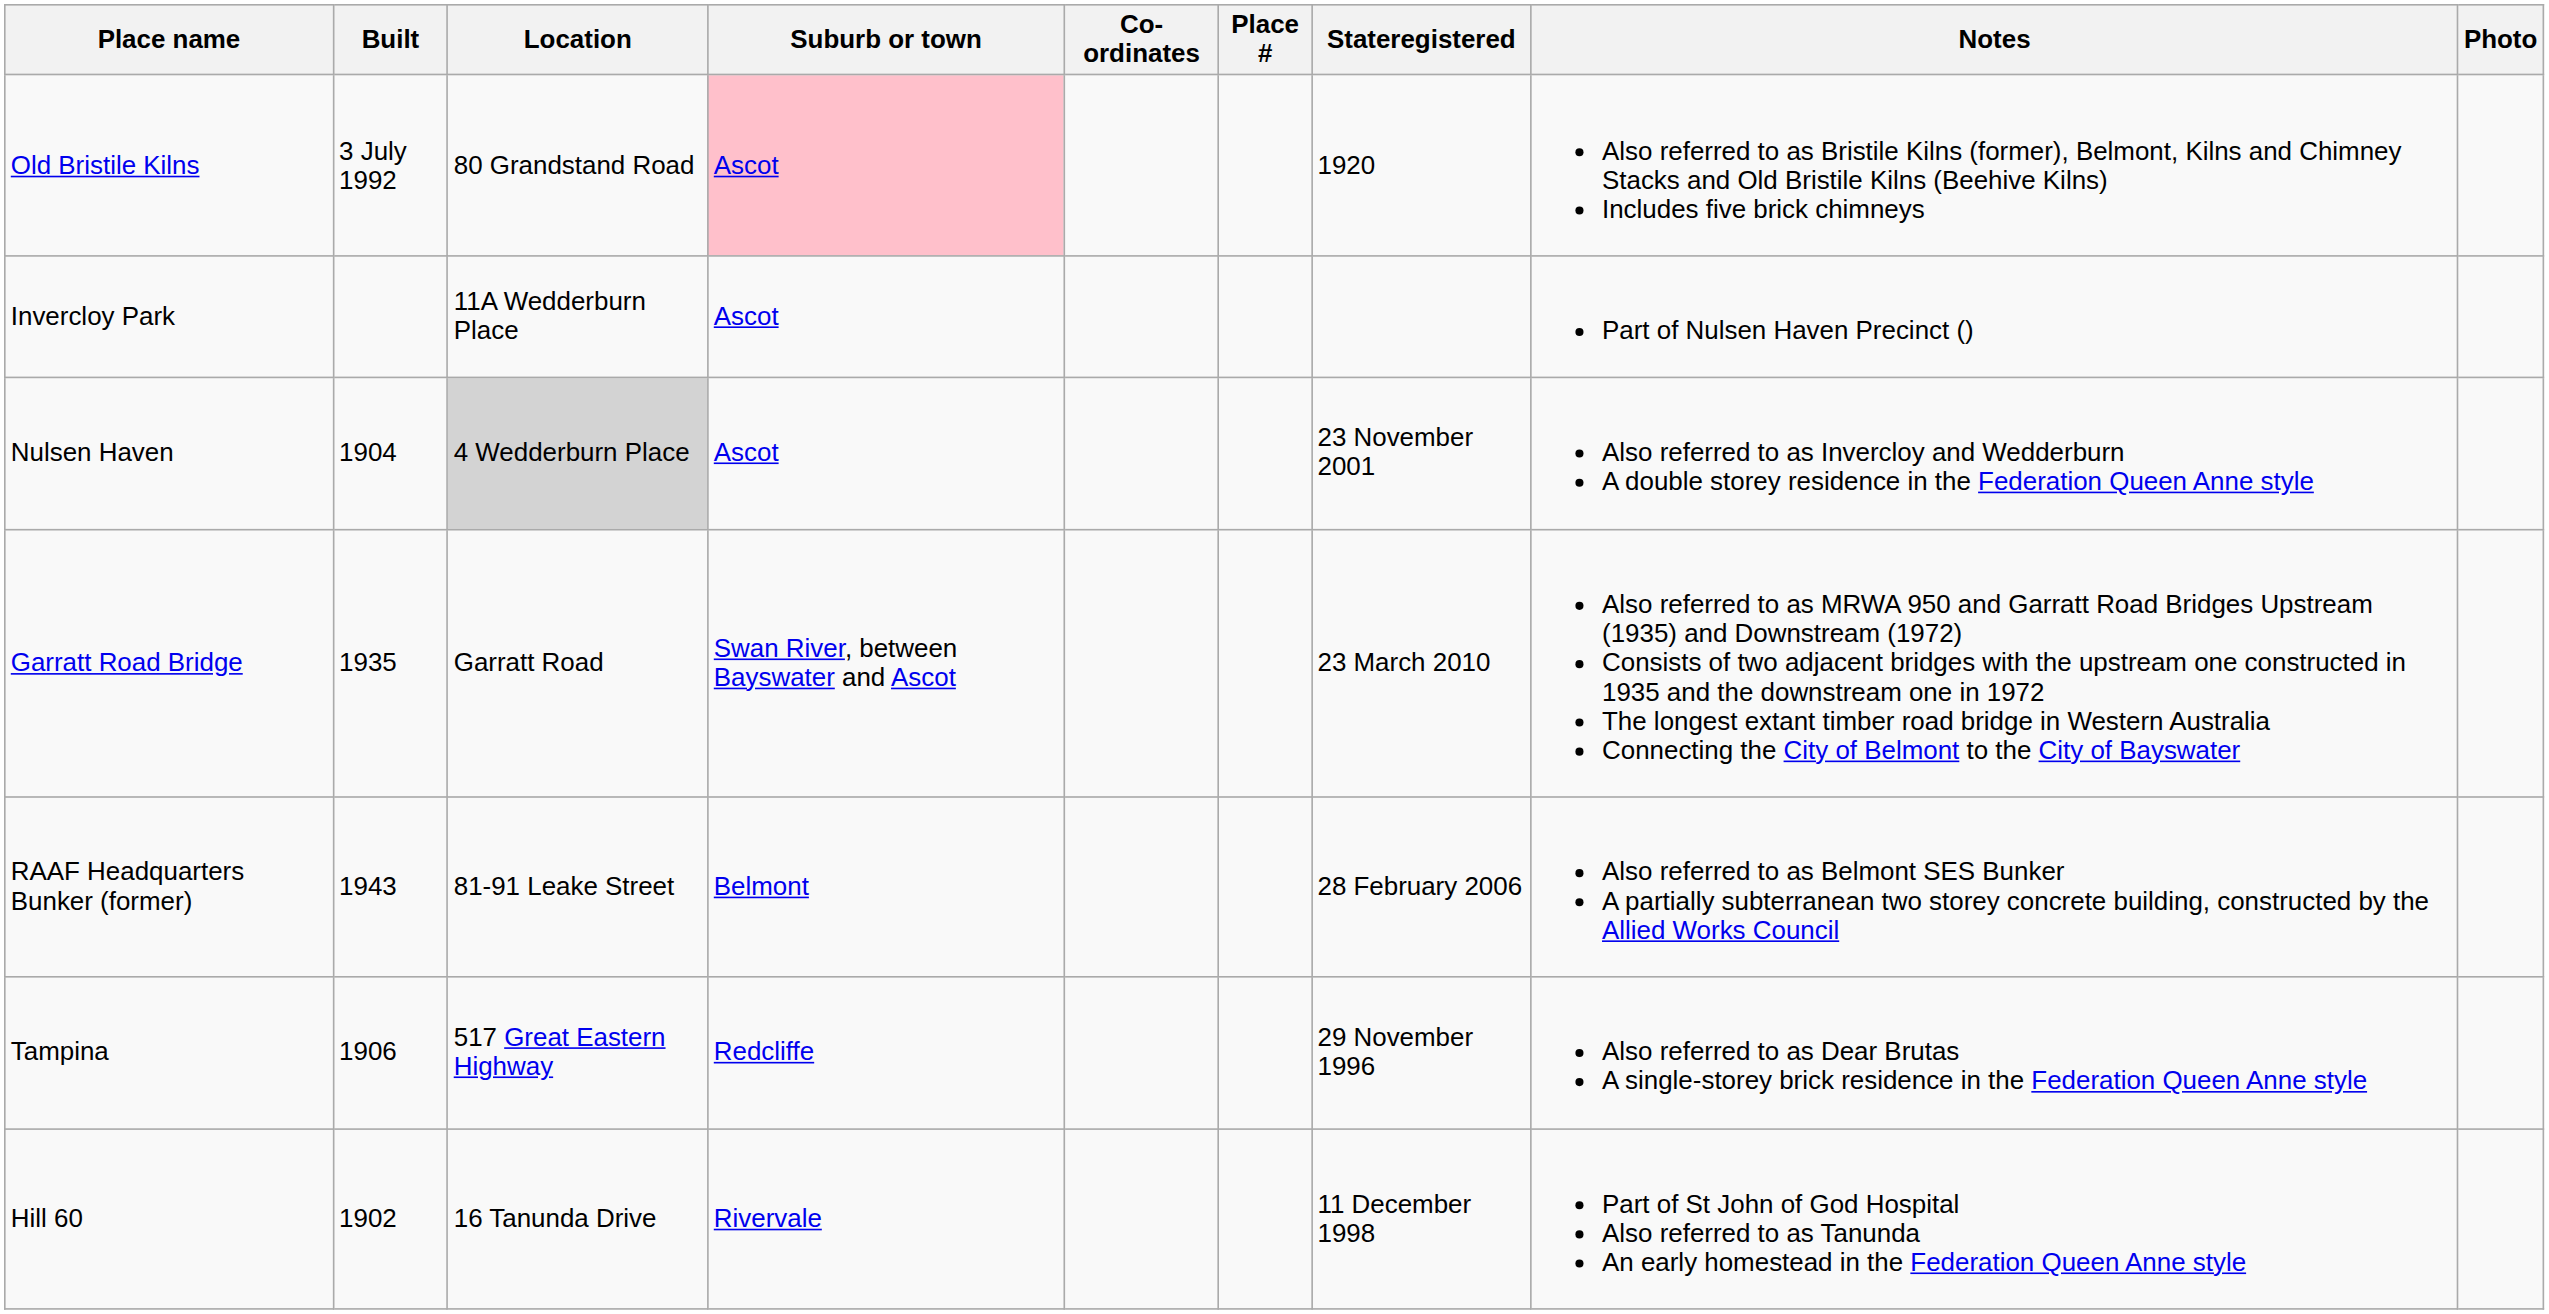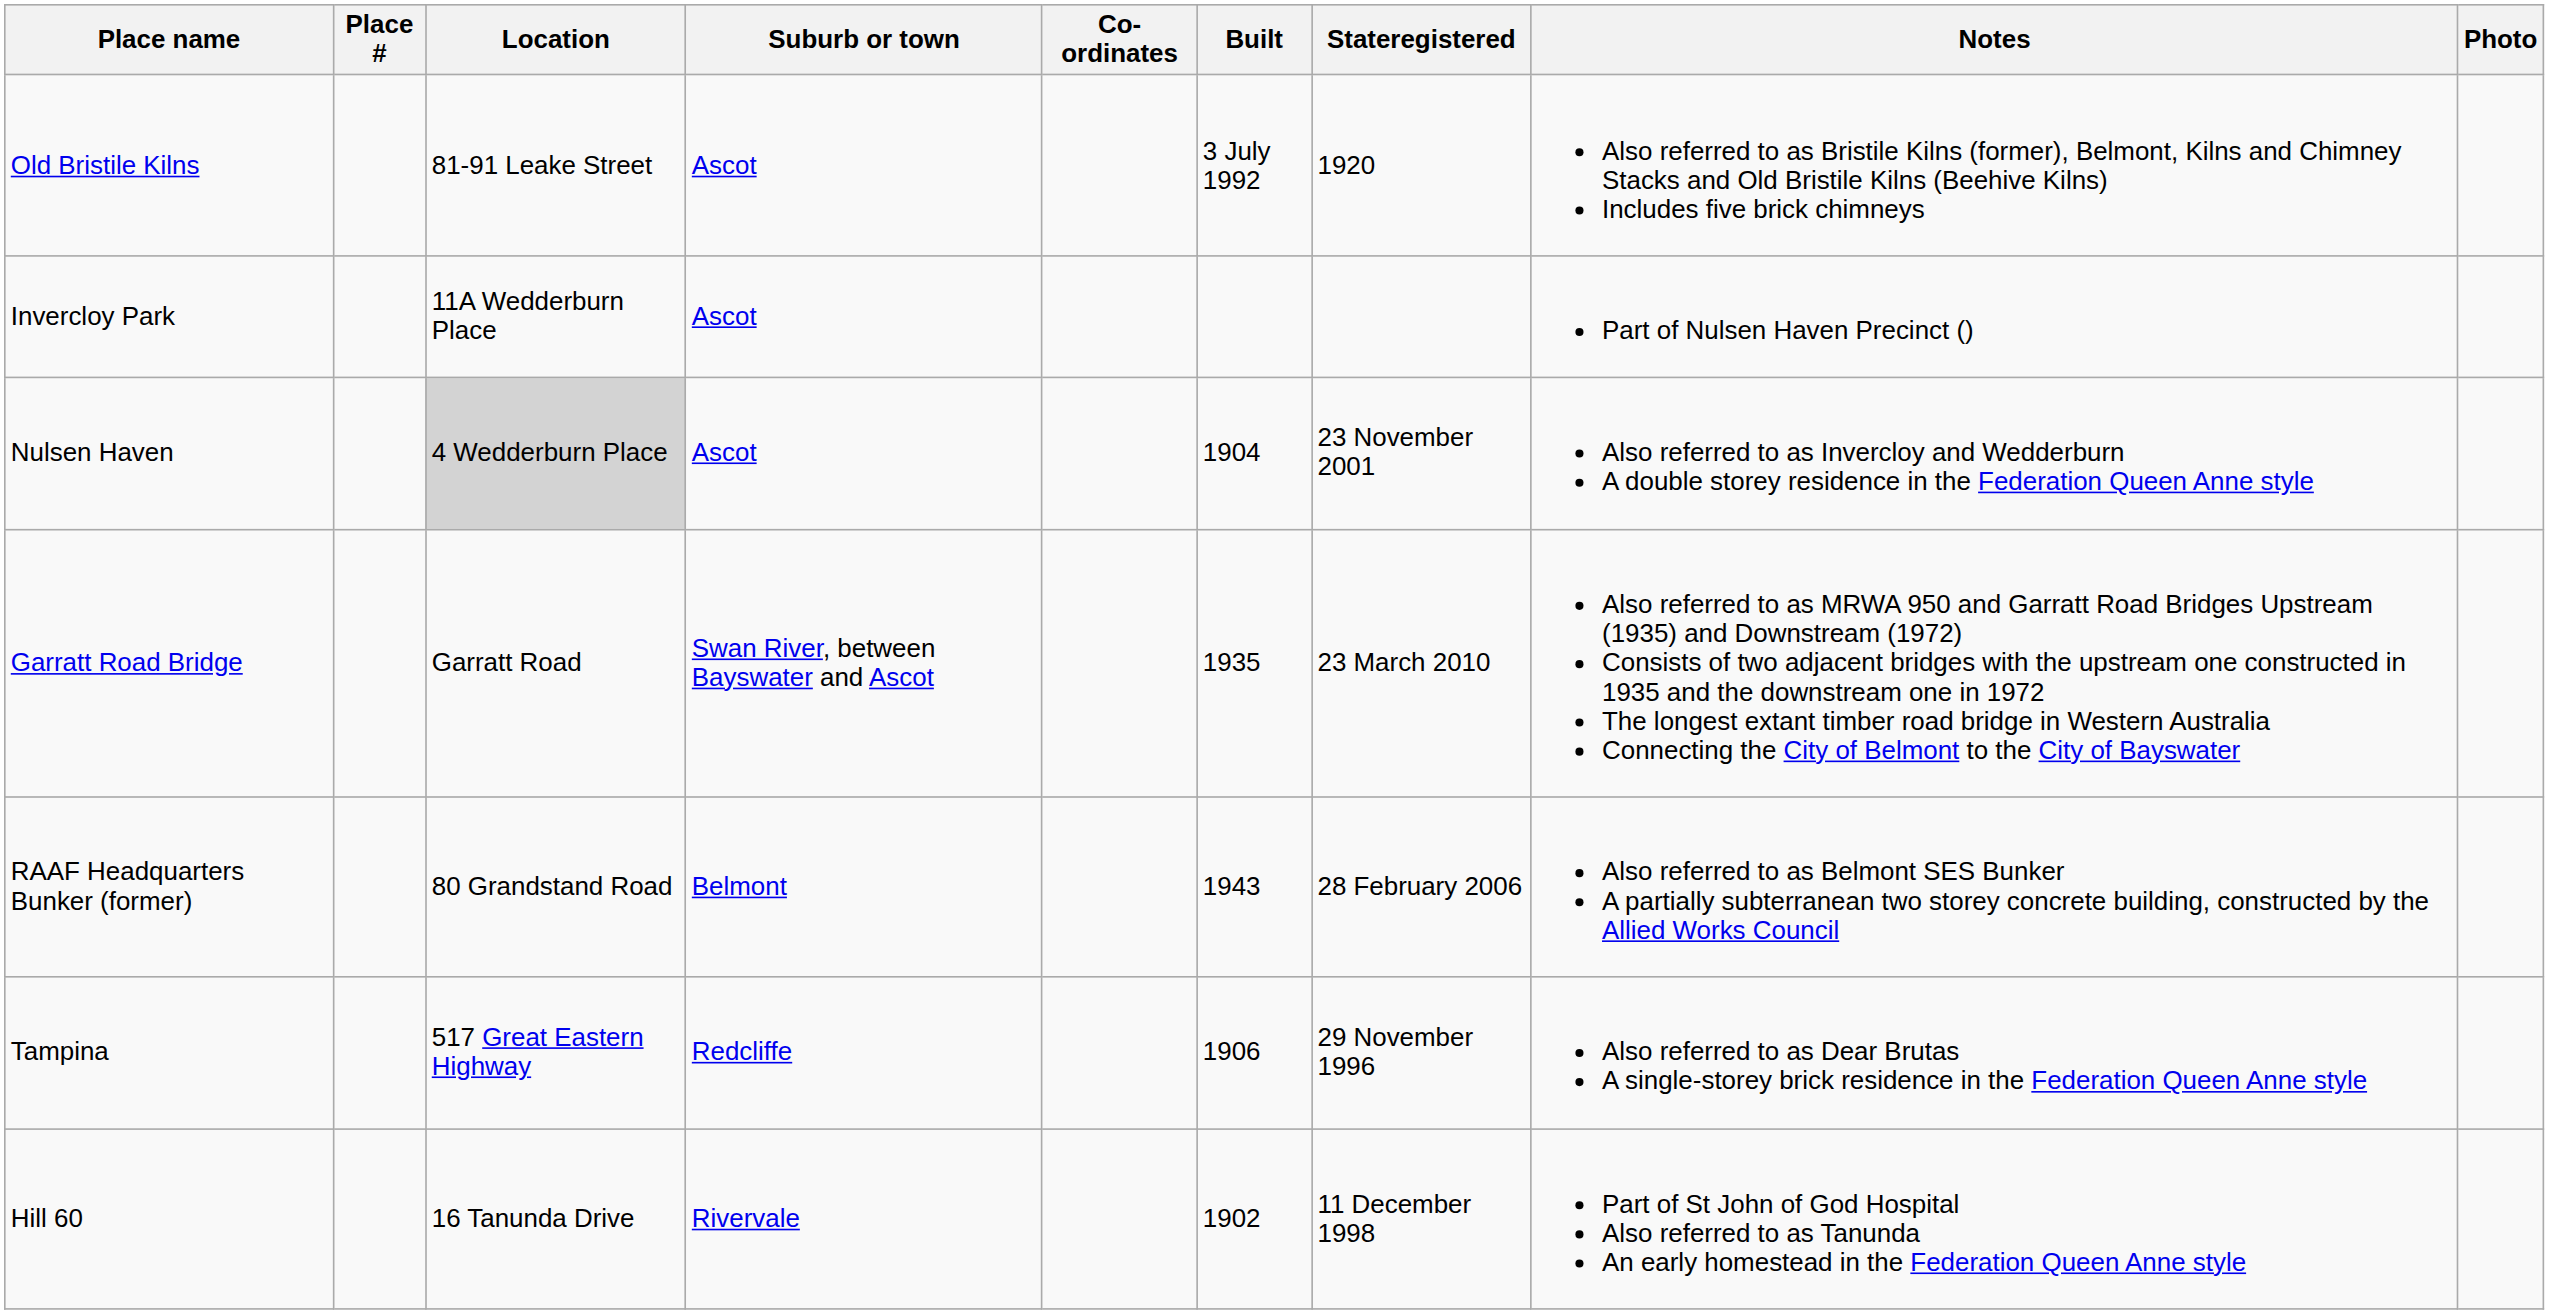columns swapped: (1265, 39) <-> (390, 39)
(574, 164) 80 Grandstand Road -> (542, 164) 81-91 Leake Street
(746, 164) pink background -> (724, 164) no background
(564, 886) 81-91 Leake Street -> (552, 886) 80 Grandstand Road
